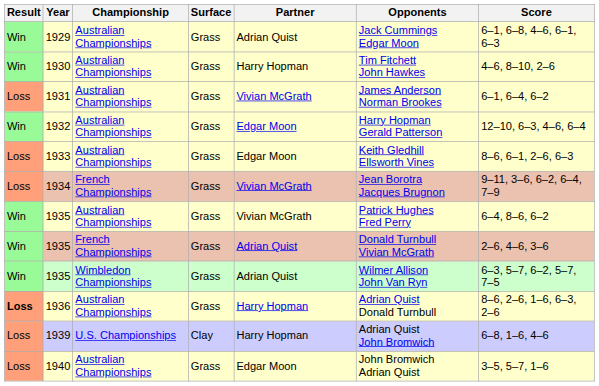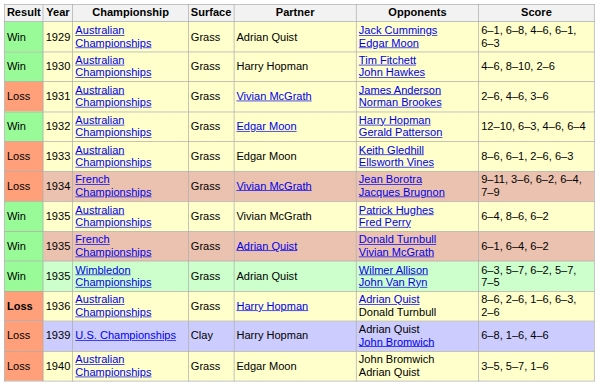(515, 96) 6–1, 6–4, 6–2 -> (515, 96) 2–6, 4–6, 3–6
(515, 246) 2–6, 4–6, 3–6 -> (515, 246) 6–1, 6–4, 6–2
